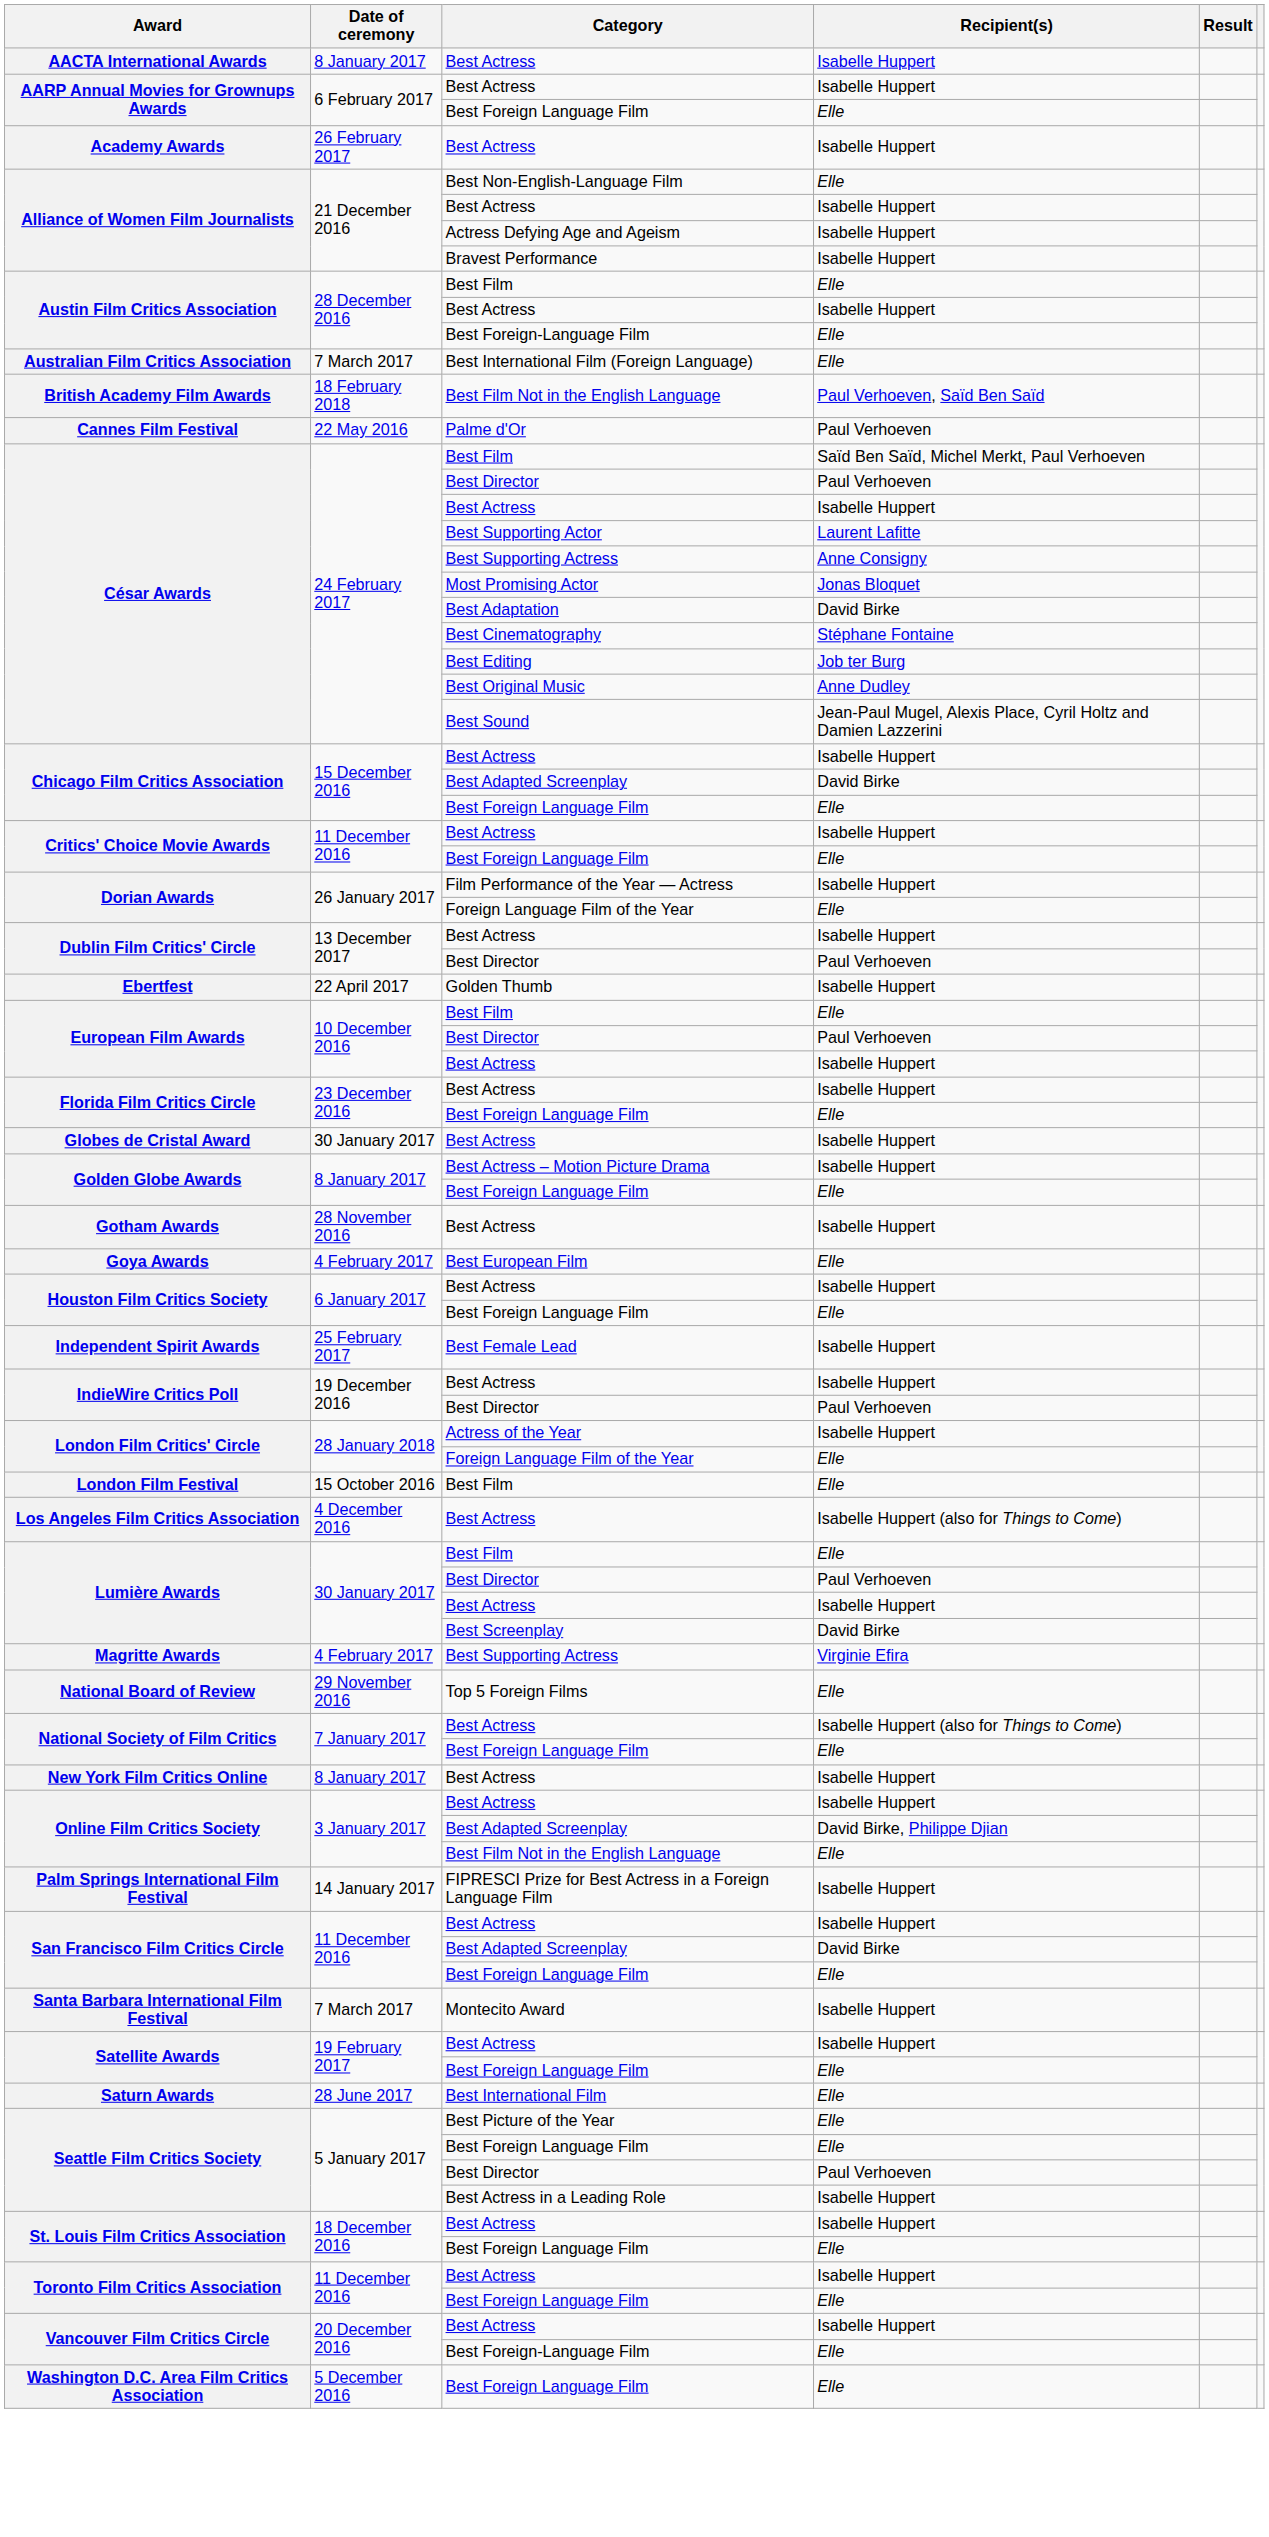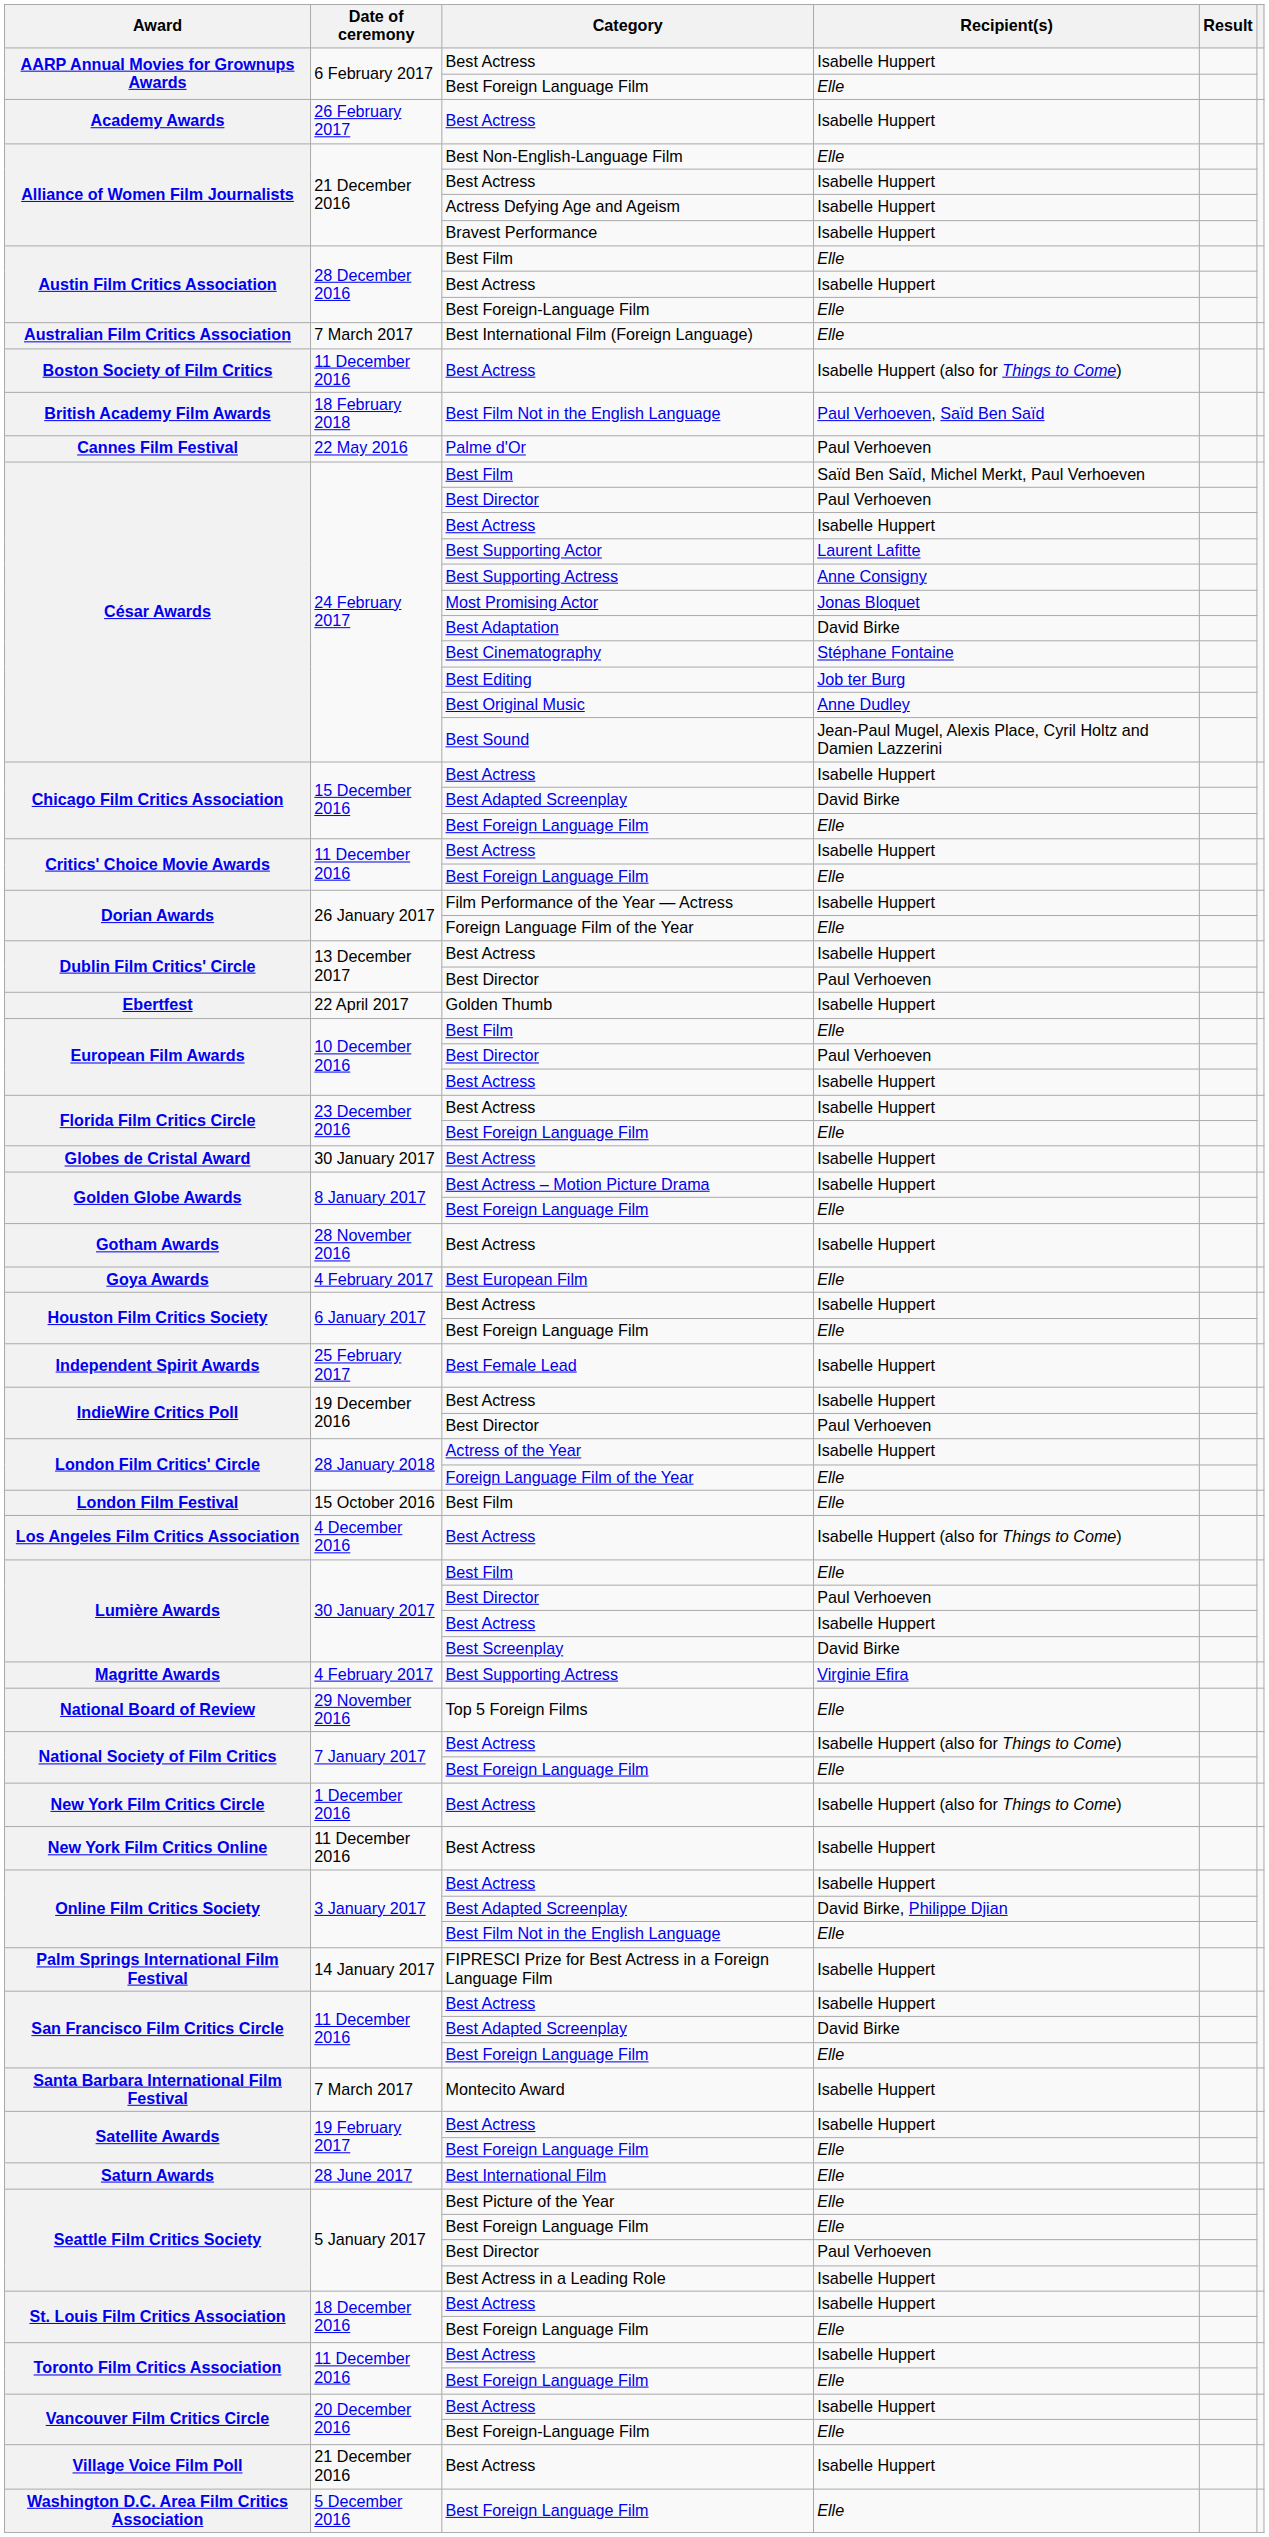- row: (158, 61)
+ row: (158, 370)
+ row: (158, 1804)
(370, 1777) 8 January 2017 -> (362, 1848) 11 December 2016
+ row: (158, 2466)
